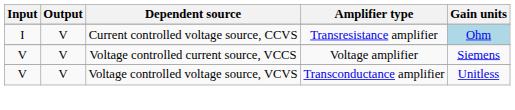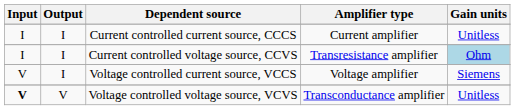+ row: (193, 34)
(63, 34) V -> (63, 54) I
(63, 54) V -> (63, 74) I
(22, 74) normal -> (22, 94) bold
